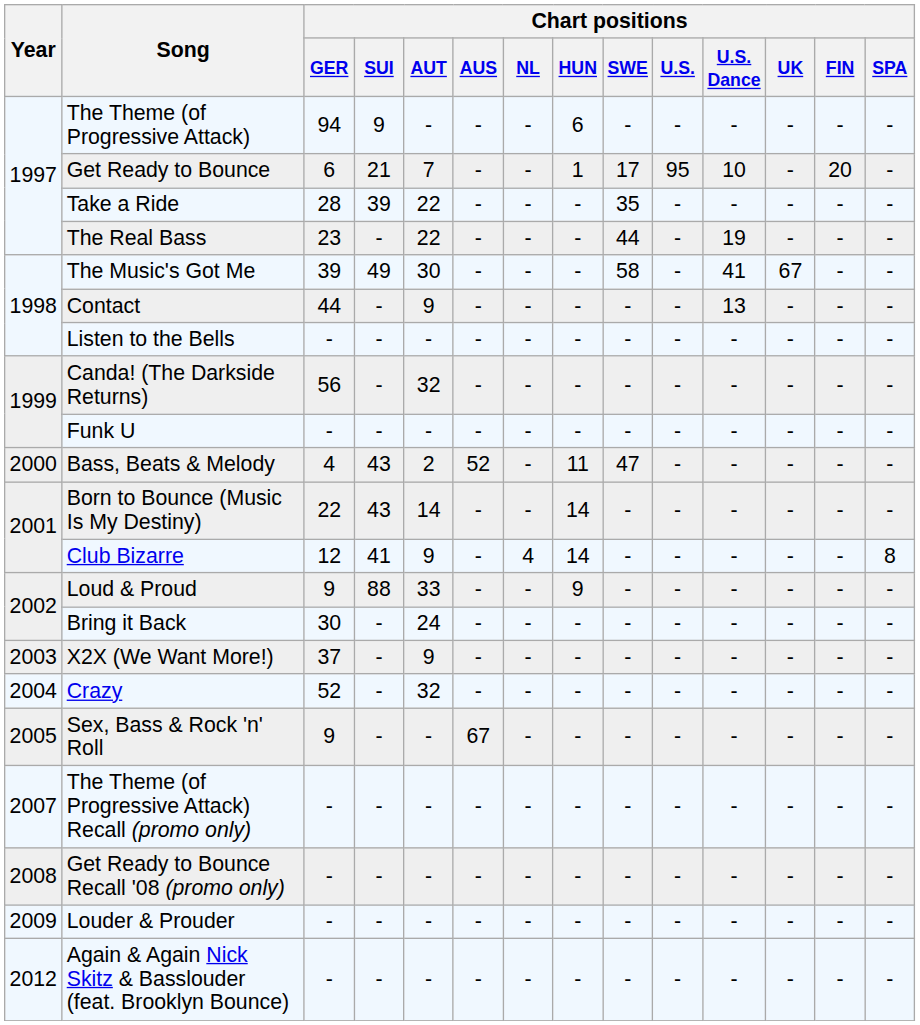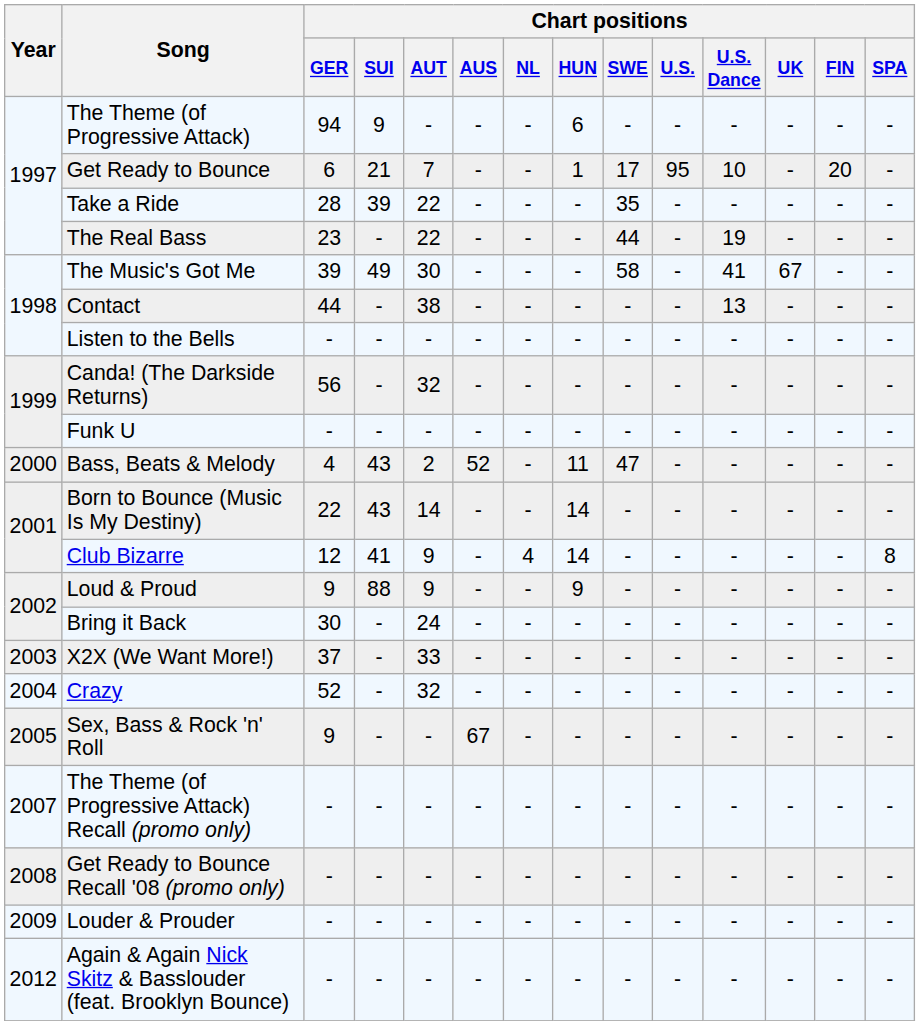(429, 305) 9 -> (429, 305) 38
(429, 589) 33 -> (429, 589) 9
(429, 657) 9 -> (429, 657) 33
